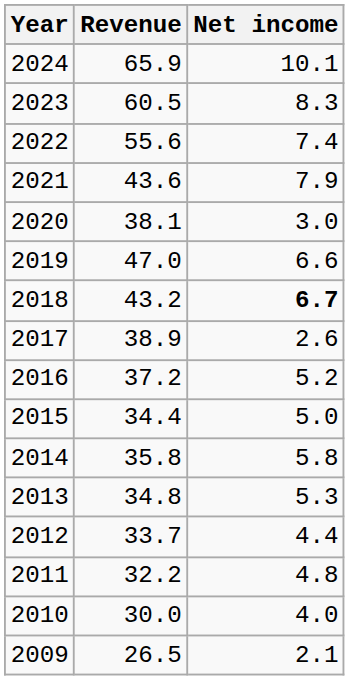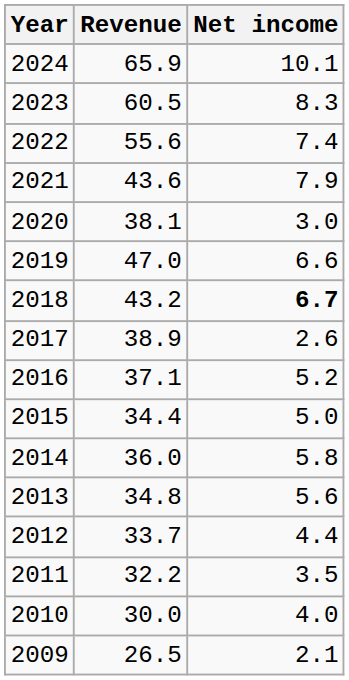(153, 379) 37.2 -> (153, 379) 37.1
(153, 458) 35.8 -> (153, 458) 36.0
(317, 498) 5.3 -> (317, 498) 5.6
(317, 576) 4.8 -> (317, 576) 3.5
